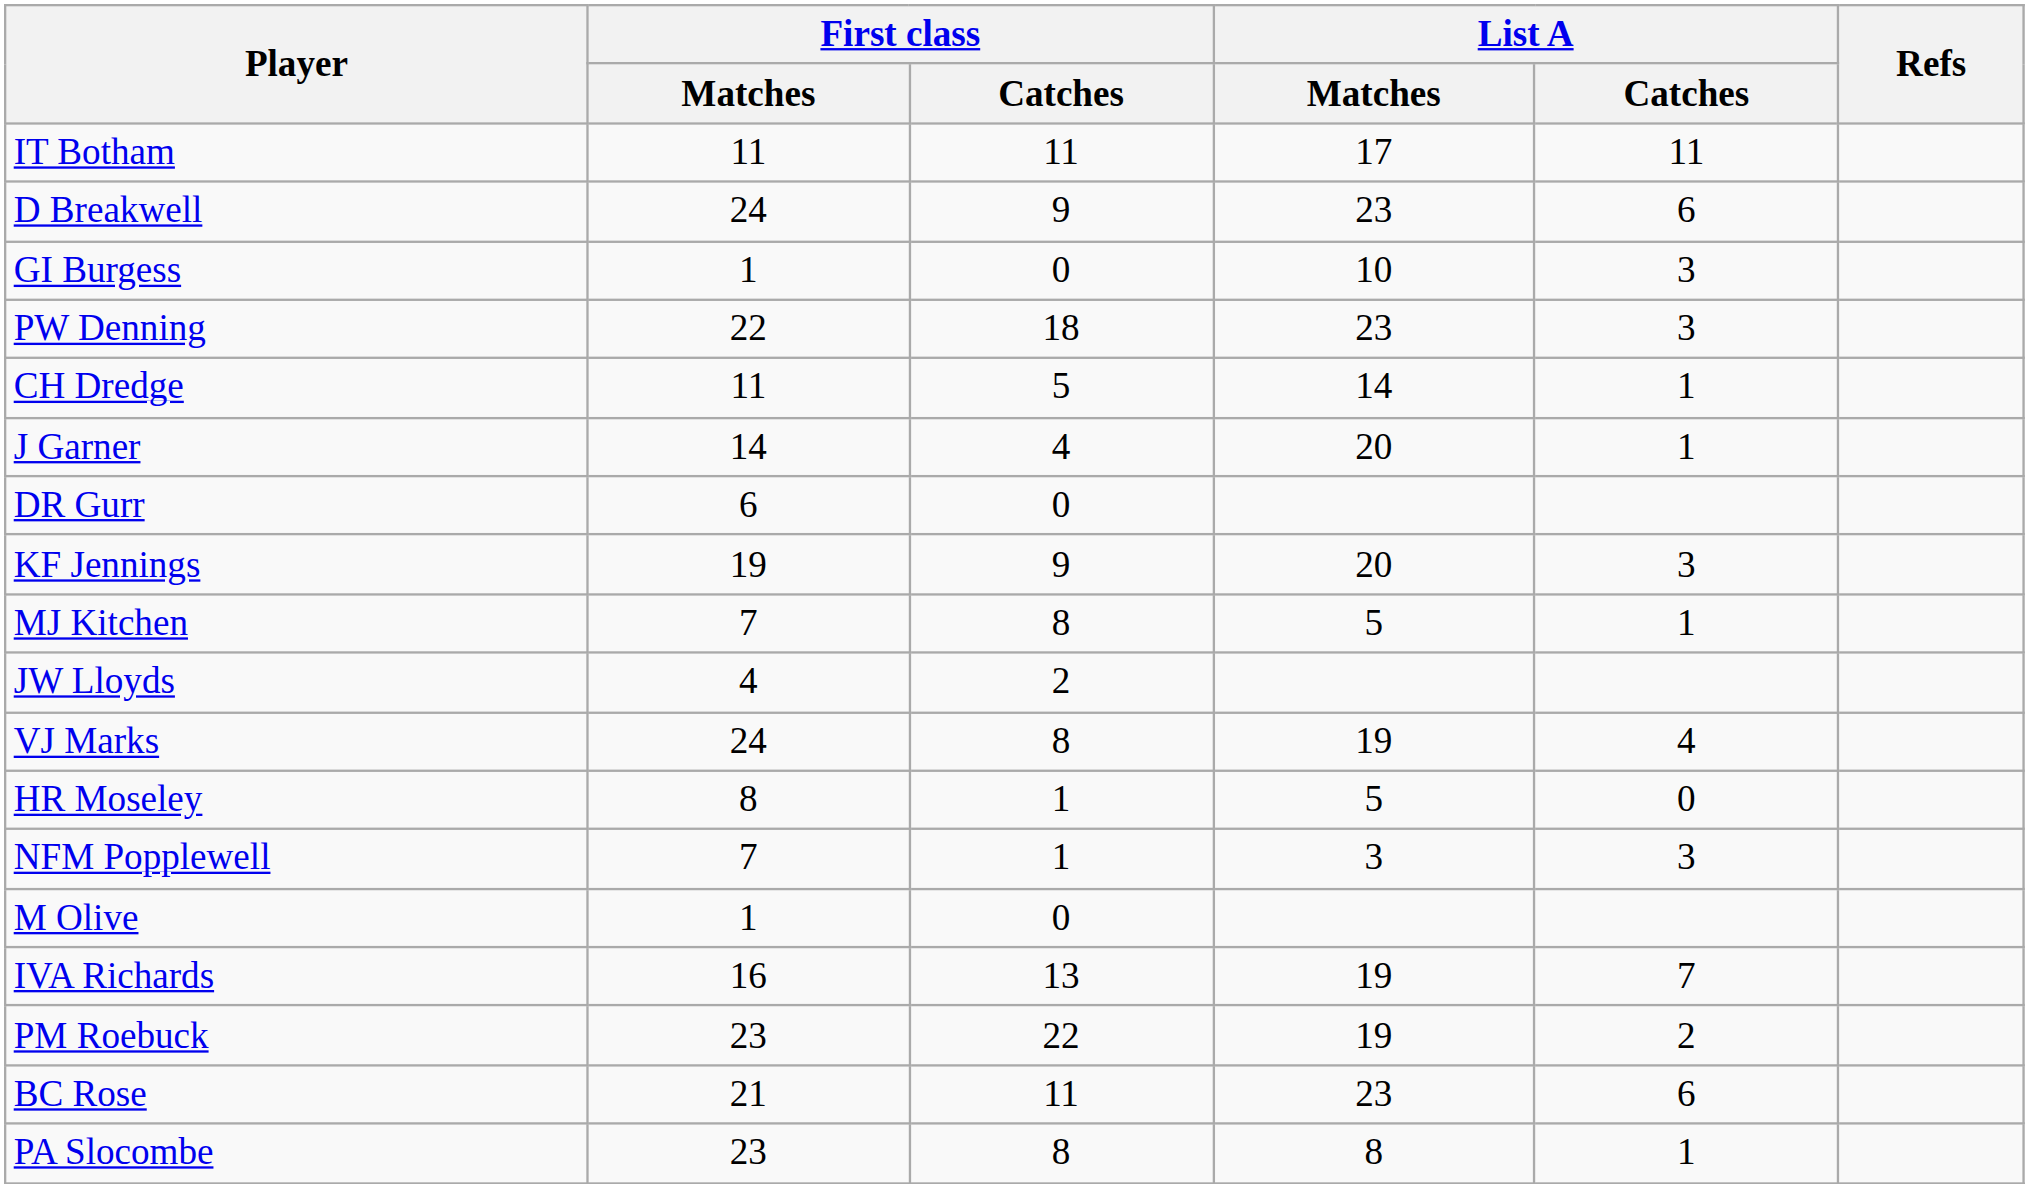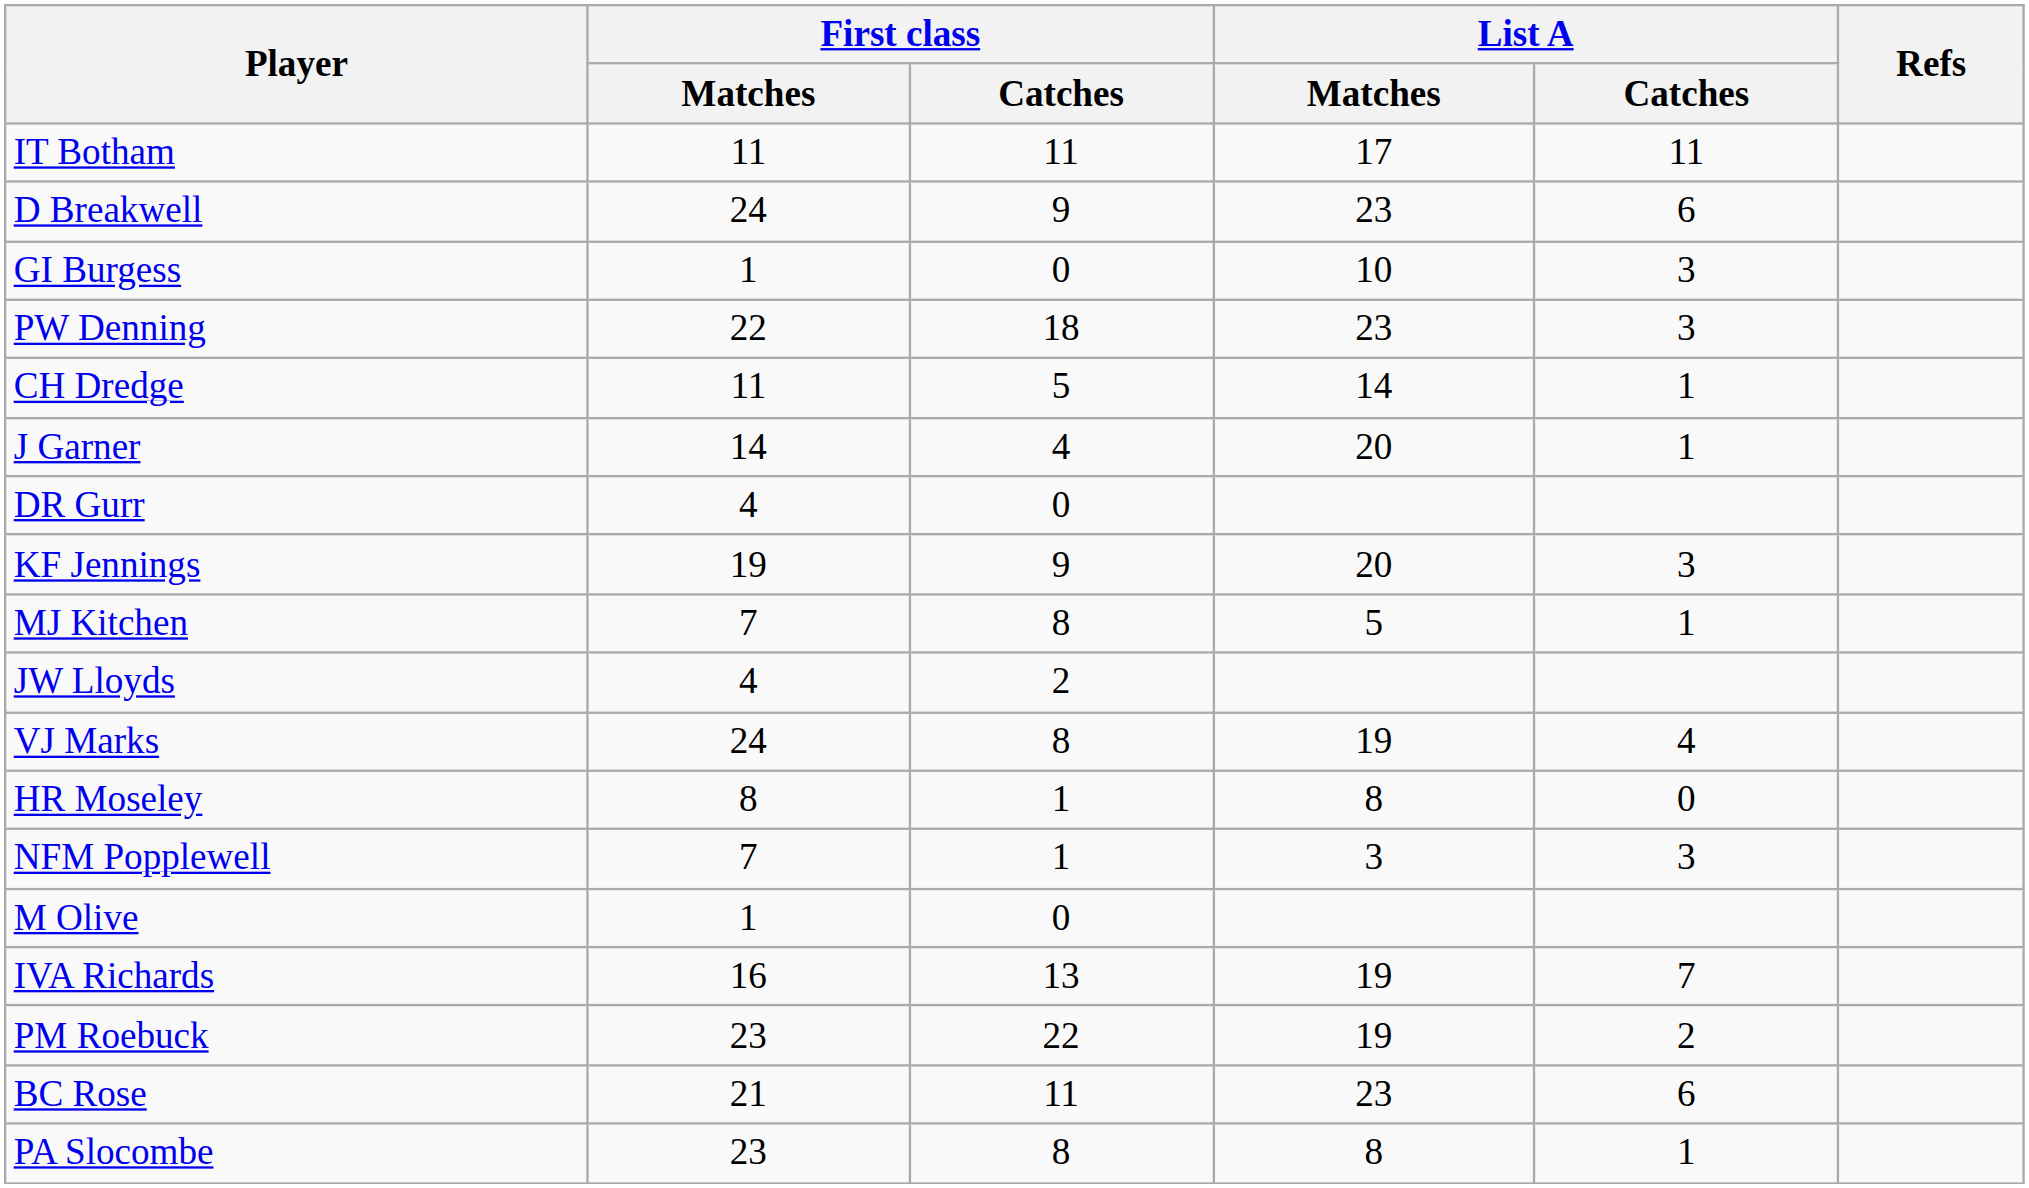(748, 504) 6 -> (748, 504) 4
(1374, 799) 5 -> (1374, 799) 8
